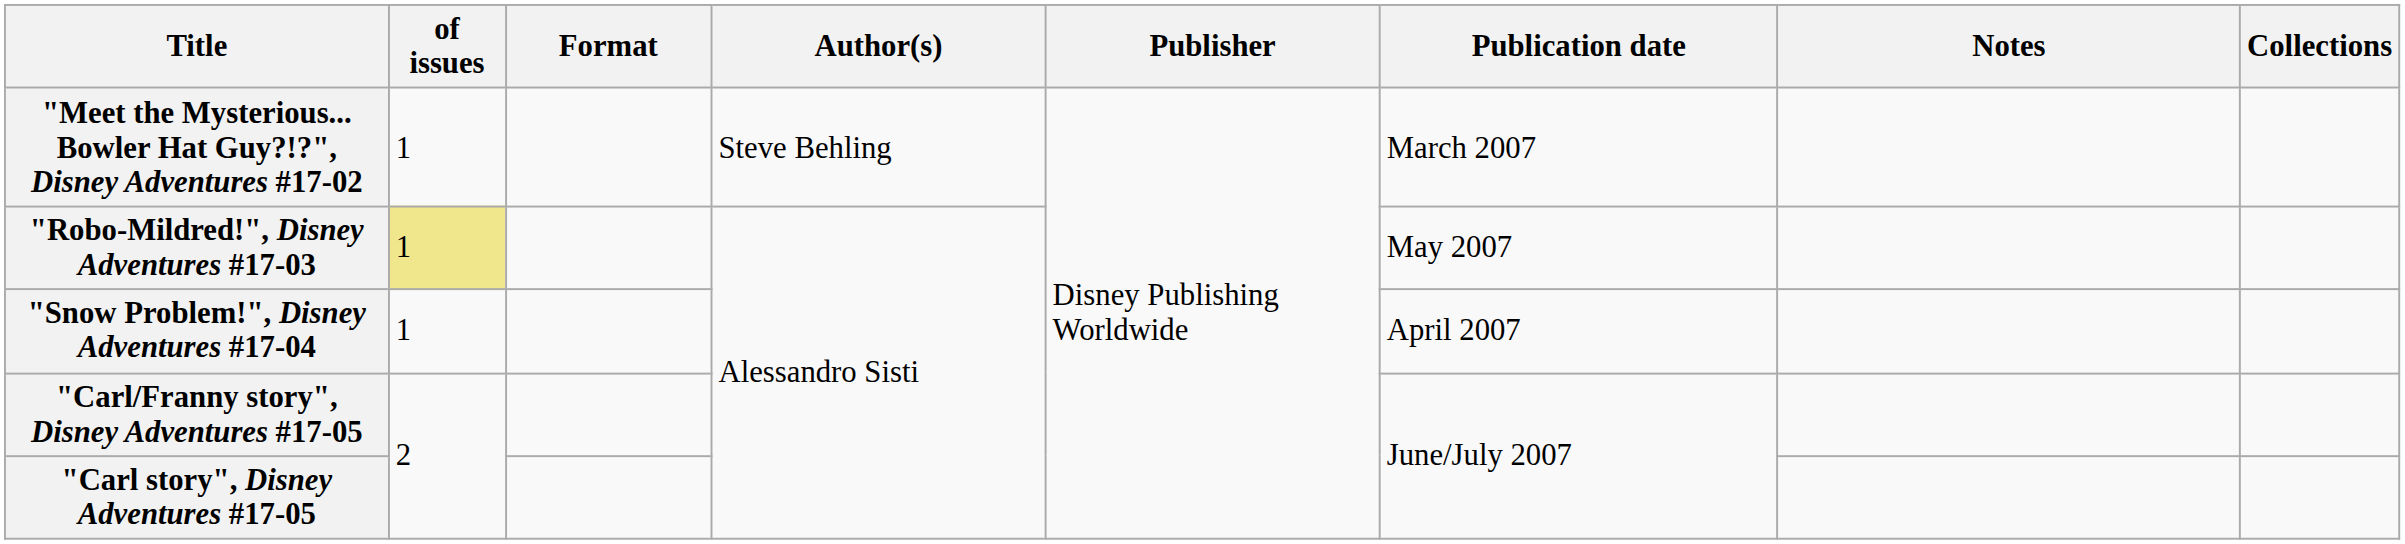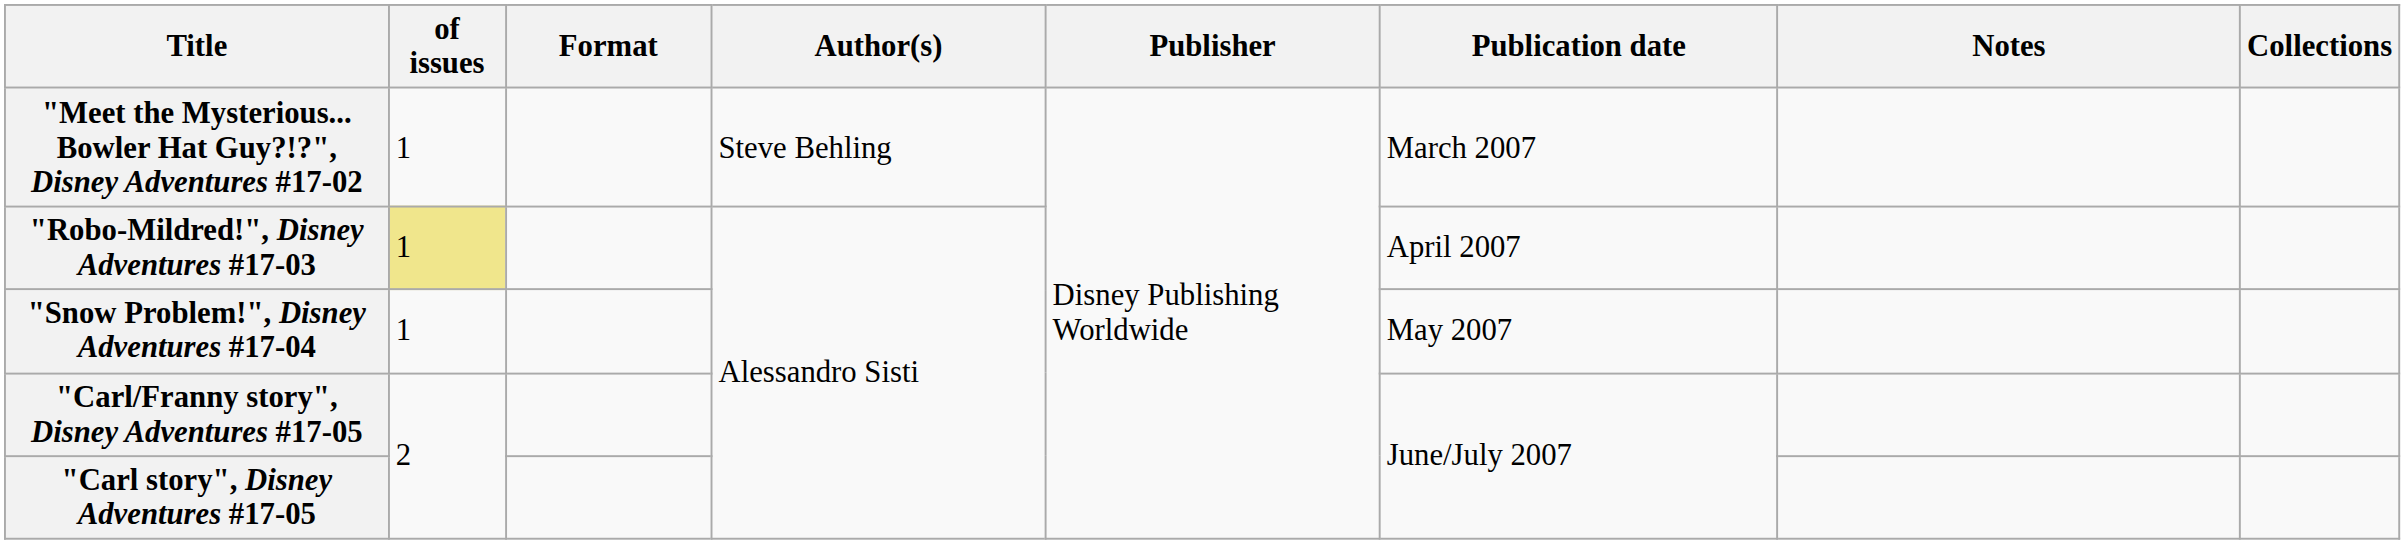(1449, 247) May 2007 -> (1454, 247) April 2007
(1454, 330) April 2007 -> (1449, 330) May 2007
